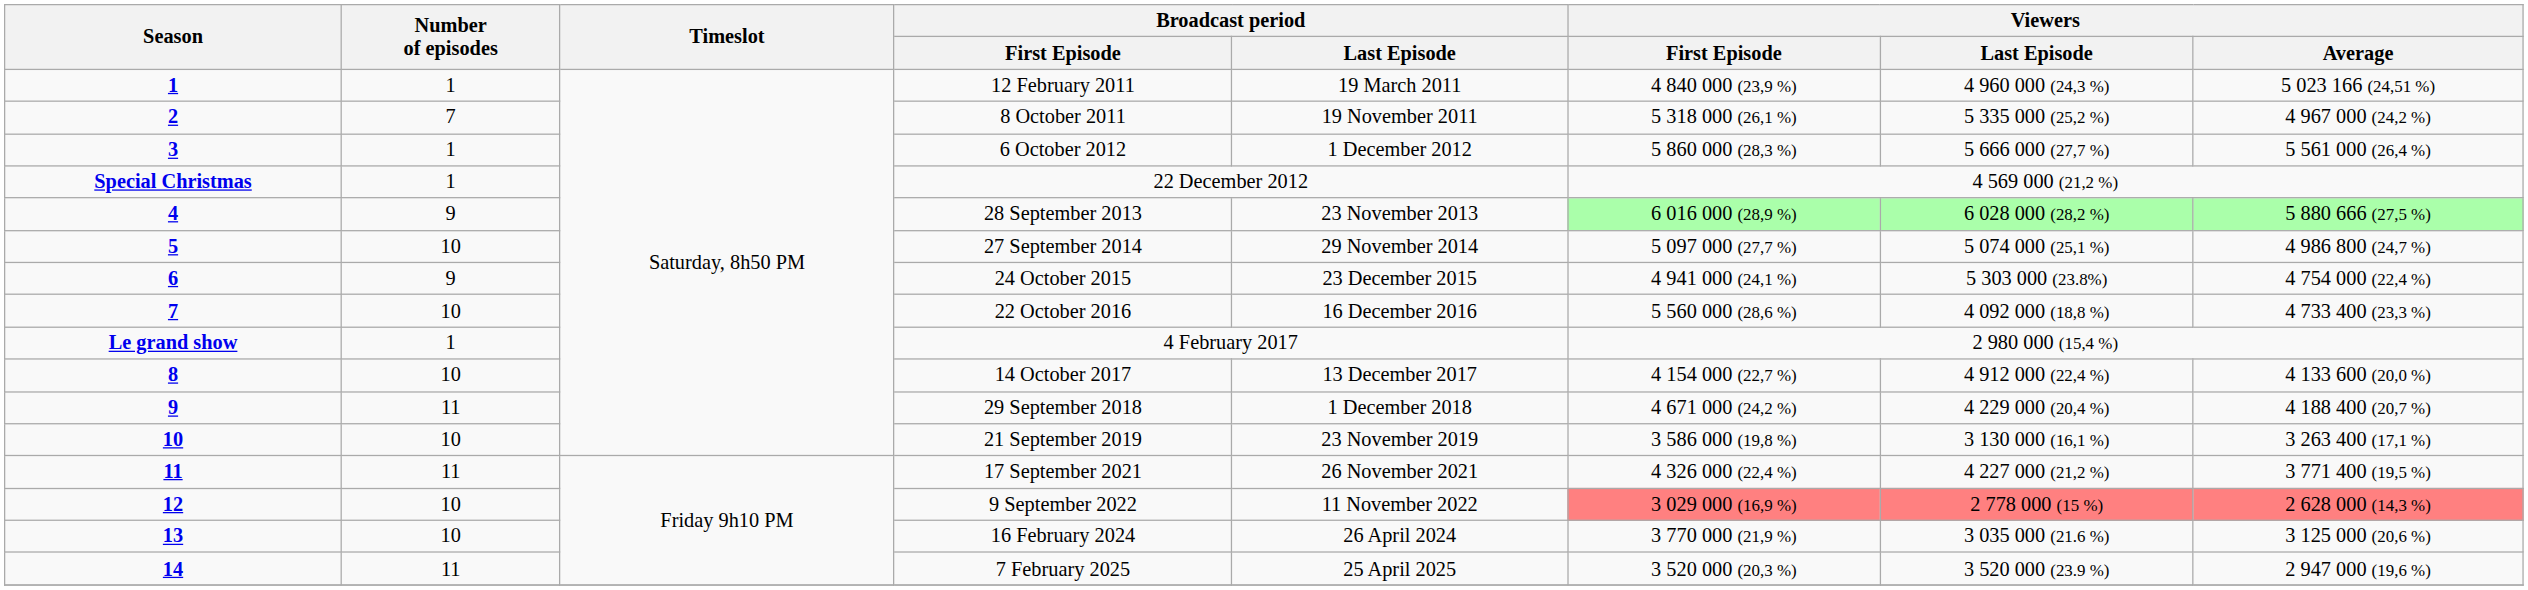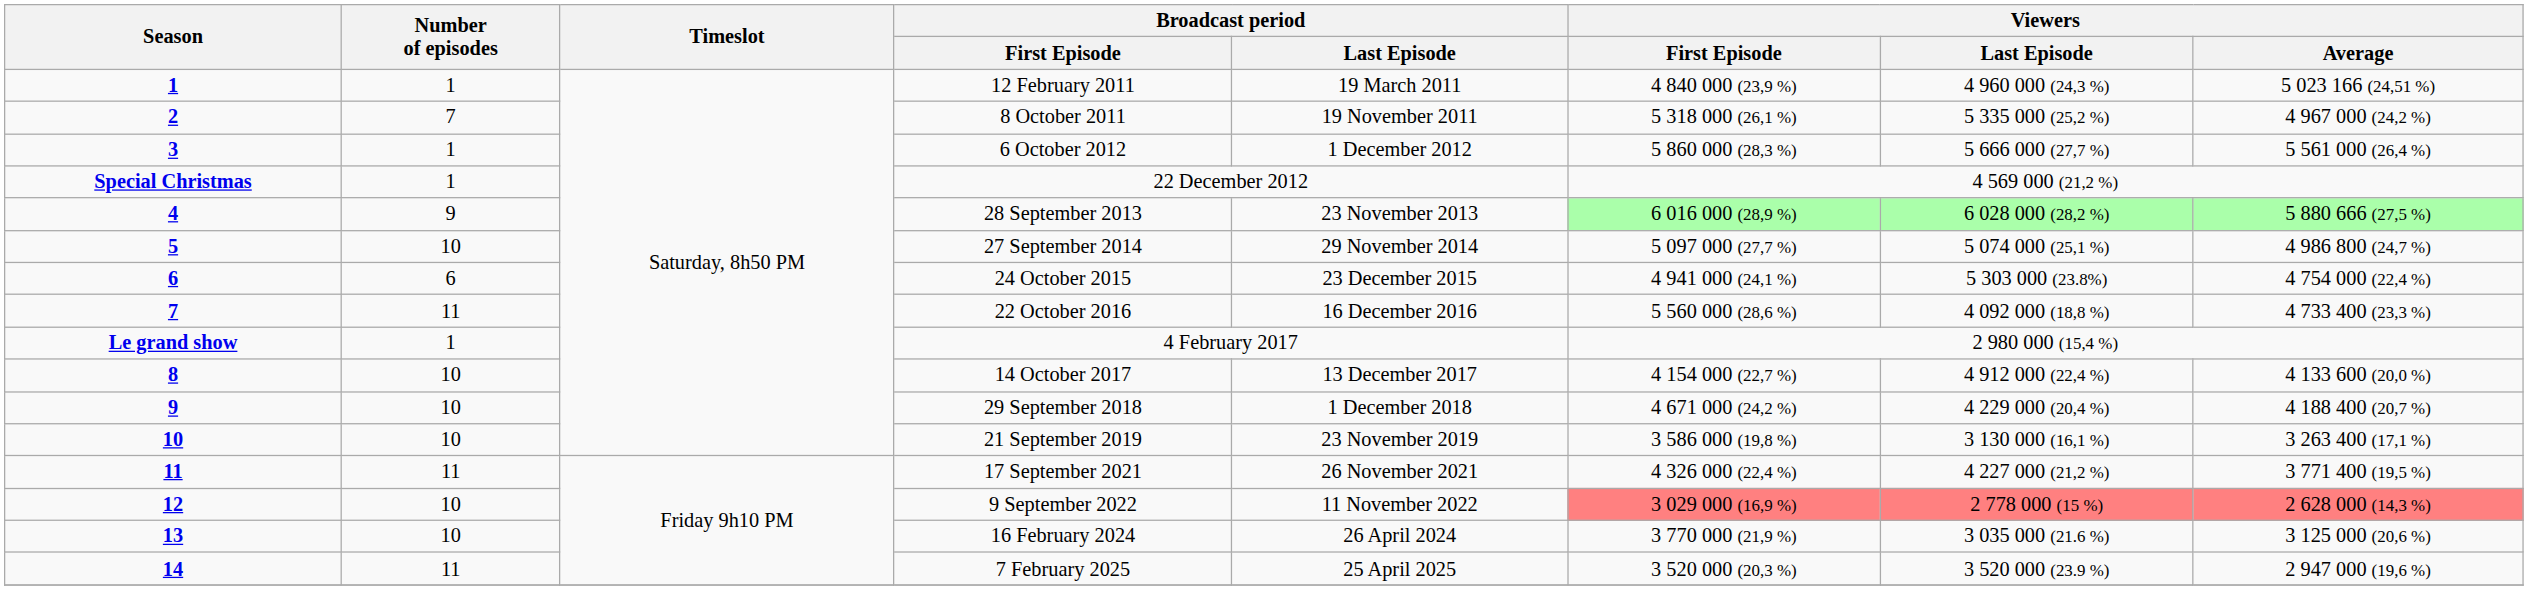(451, 278) 9 -> (451, 278) 6
(451, 310) 10 -> (451, 310) 11
(451, 407) 11 -> (451, 407) 10
